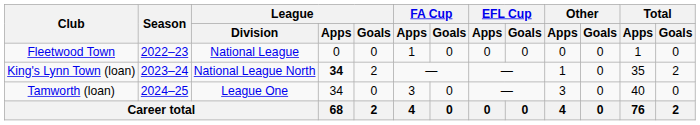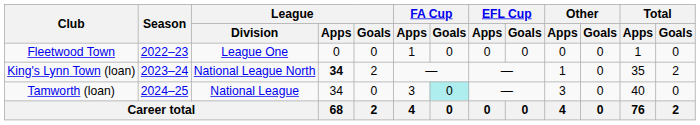(255, 52) National League -> (255, 52) League One
(255, 91) League One -> (255, 91) National League
(449, 91) no background -> (449, 91) paleturquoise background
